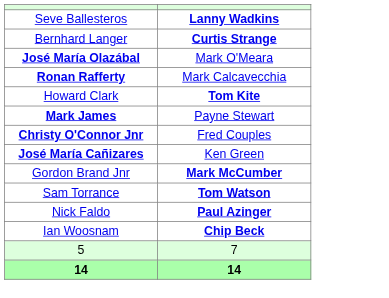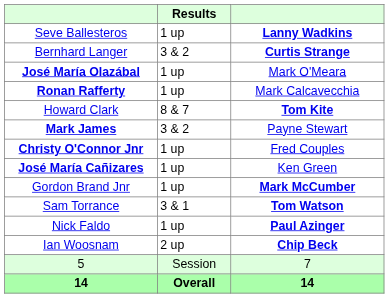+ column: (194, 14)
